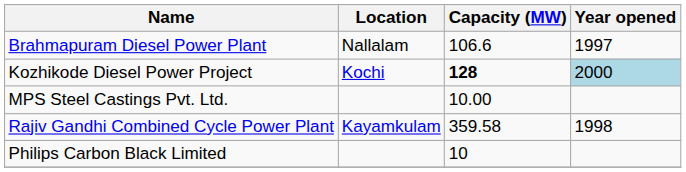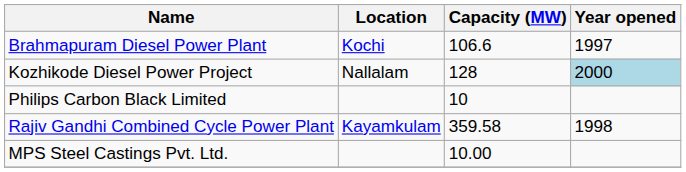(375, 45) Nallalam -> (363, 45) Kochi
(363, 72) Kochi -> (375, 72) Nallalam
(463, 72) bold -> (463, 72) normal
rows swapped: (117, 153) <-> (118, 99)
